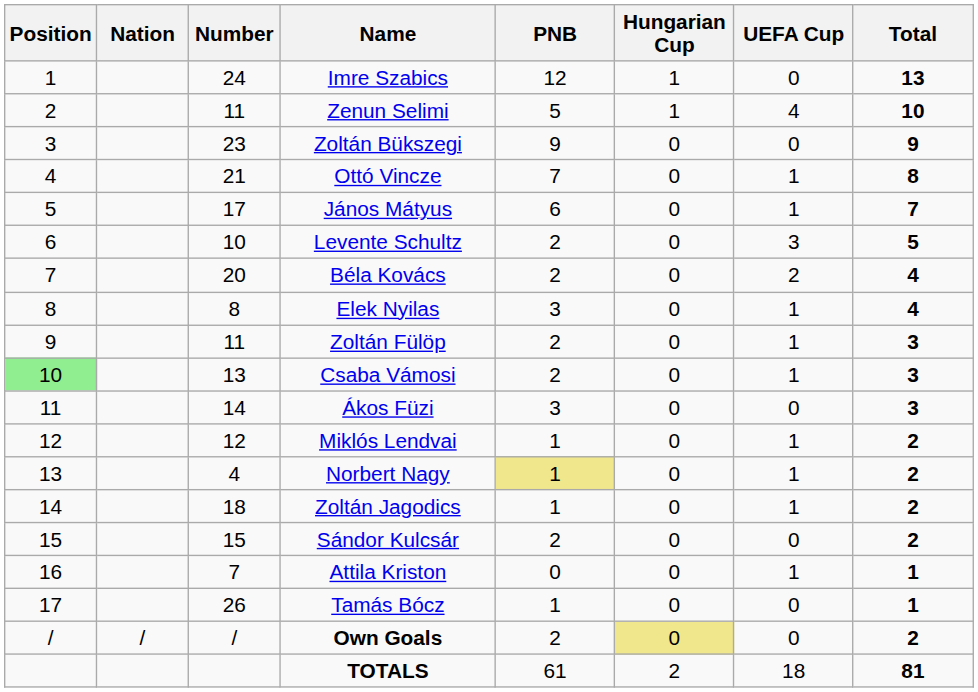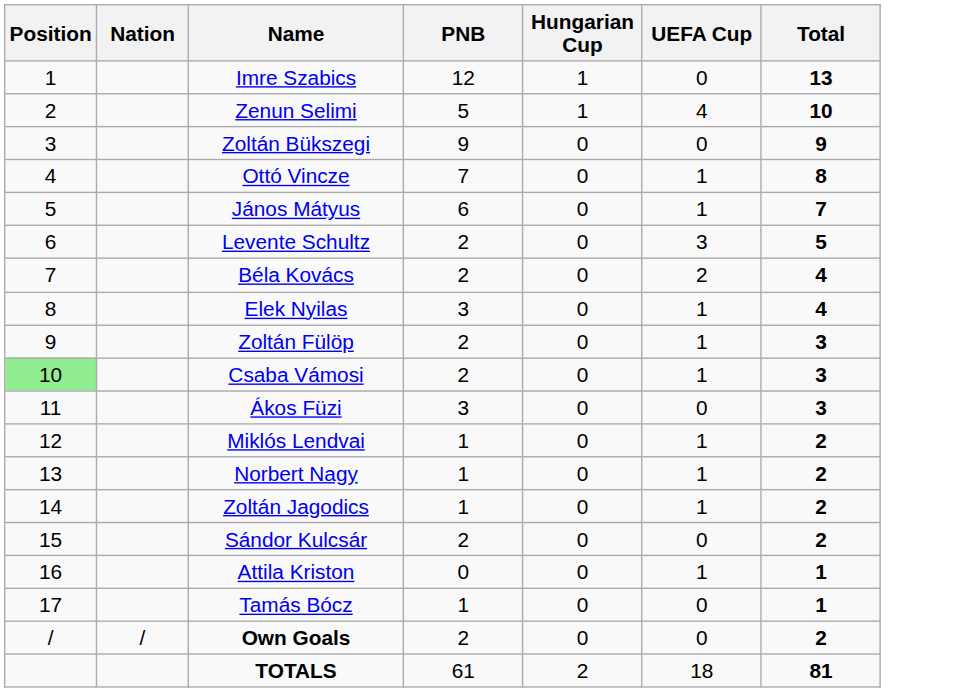- column: (234, 33)
(555, 473) khaki background -> (463, 473) no background
(674, 638) khaki background -> (583, 638) no background
